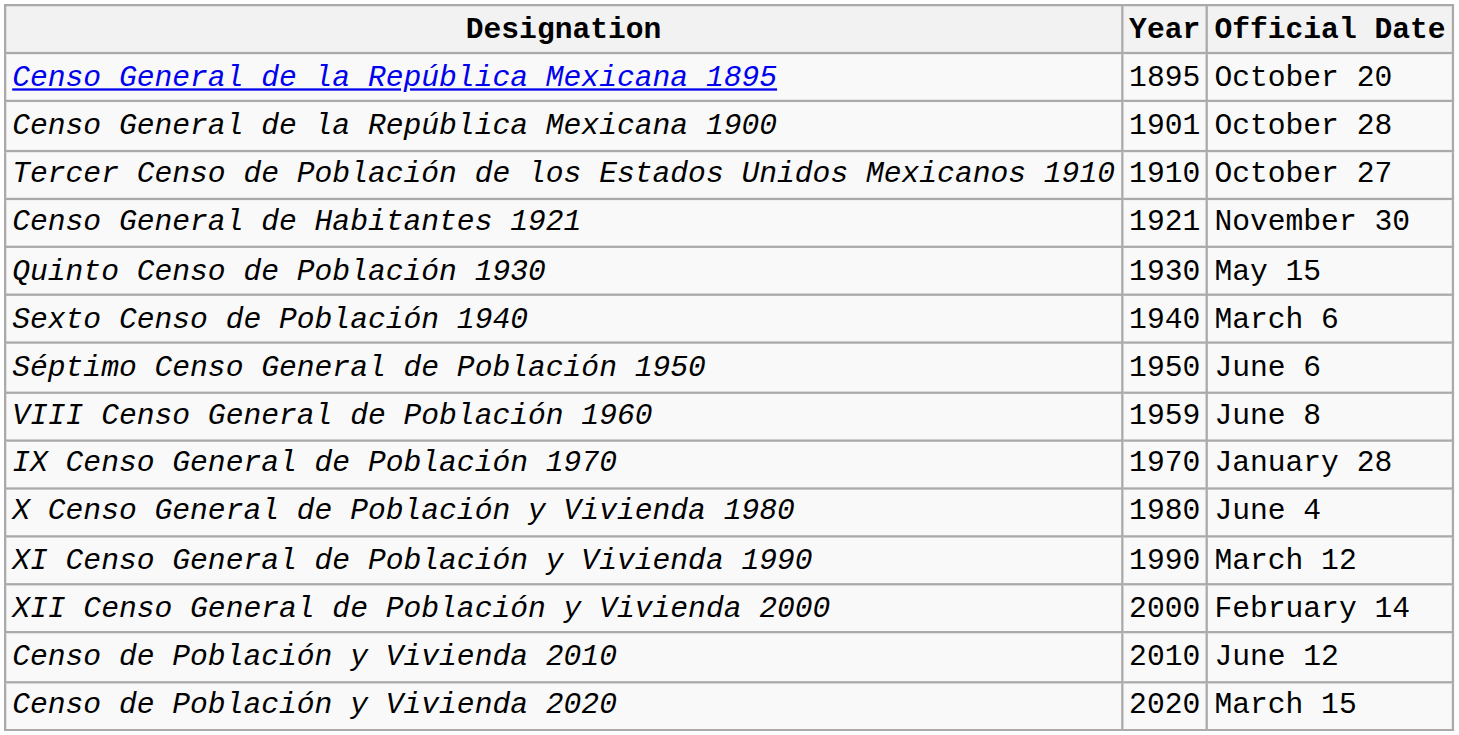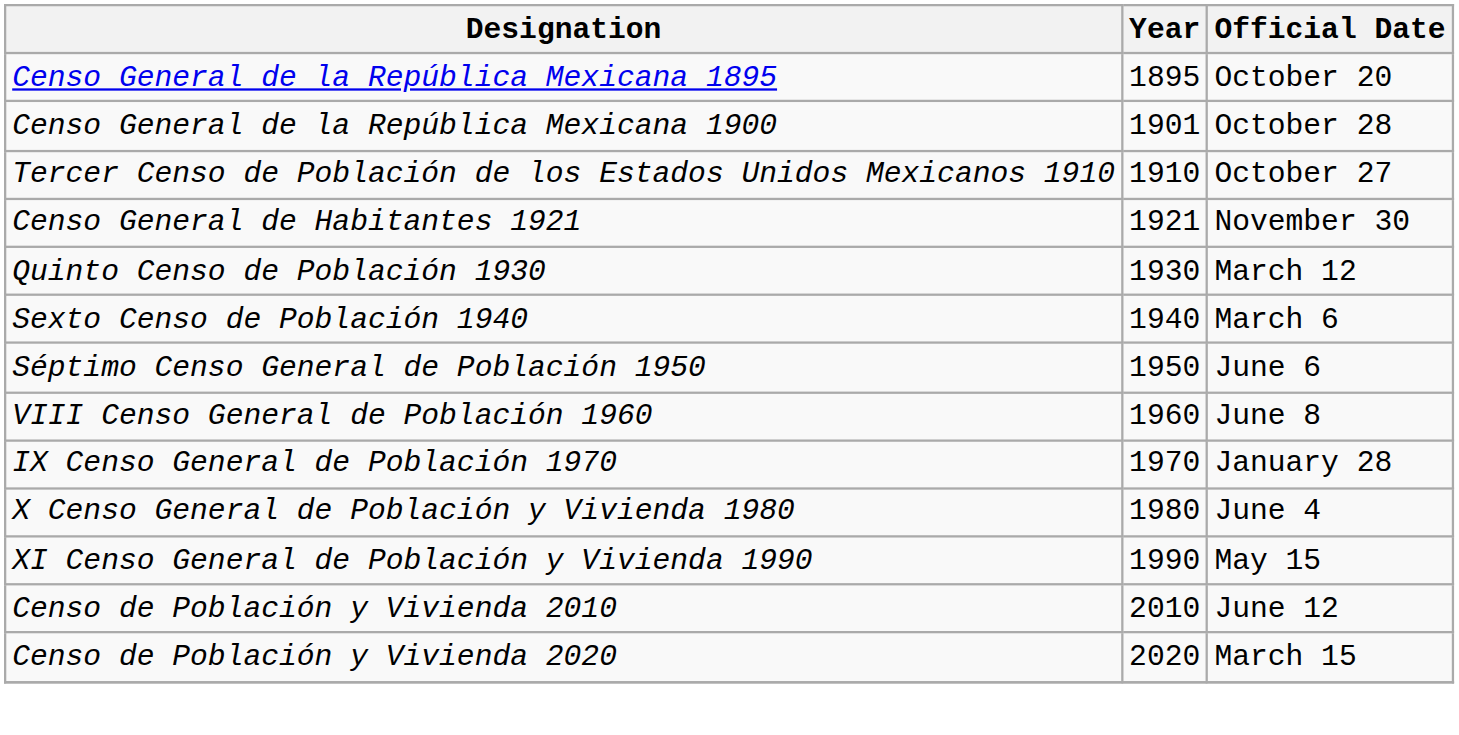(1268, 271) May 15 -> (1286, 271) March 12
(1165, 416) 1959 -> (1165, 416) 1960
(1286, 561) March 12 -> (1268, 561) May 15
- row: (421, 609)
